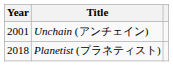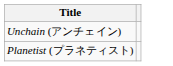- column: (18, 13)
